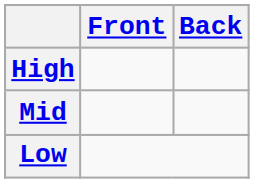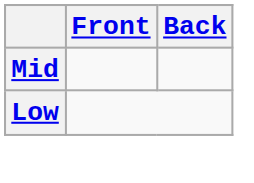- row: (43, 70)
